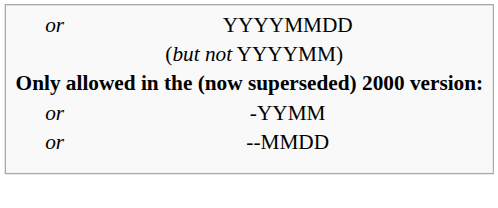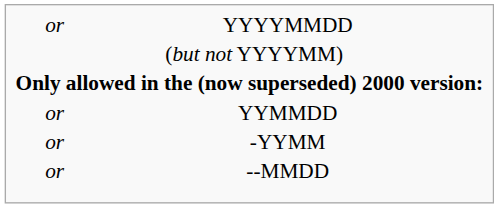+ row: (55, 113)
